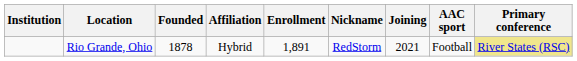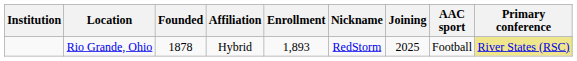(296, 46) 1,891 -> (296, 46) 1,893
(407, 46) 2021 -> (407, 46) 2025
